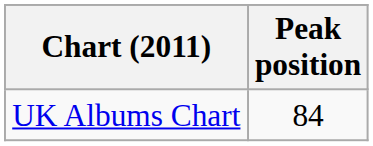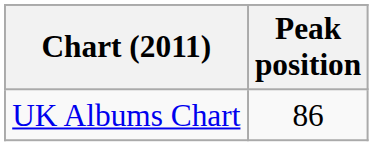(308, 114) 84 -> (308, 114) 86
